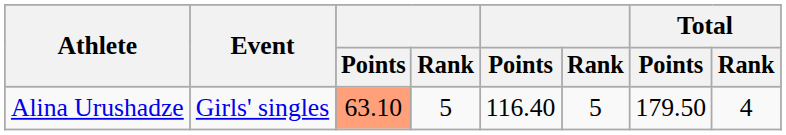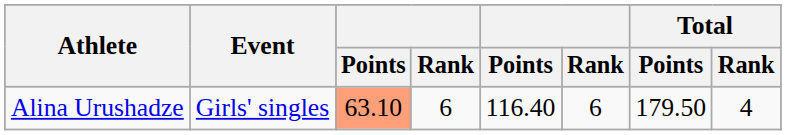(446, 108) 5 -> (446, 108) 6
(595, 108) 5 -> (595, 108) 6
